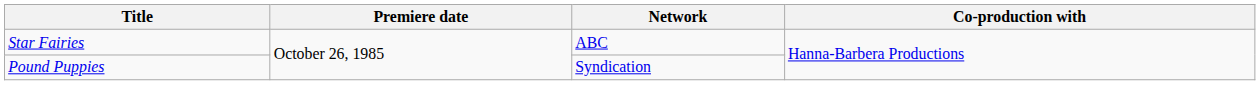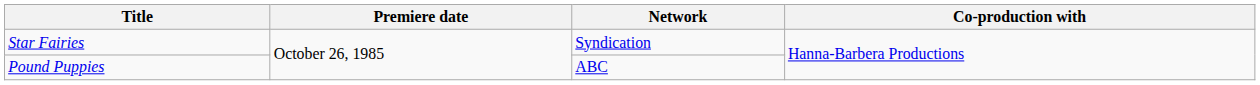(592, 42) ABC -> (613, 42) Syndication
(613, 67) Syndication -> (592, 67) ABC
